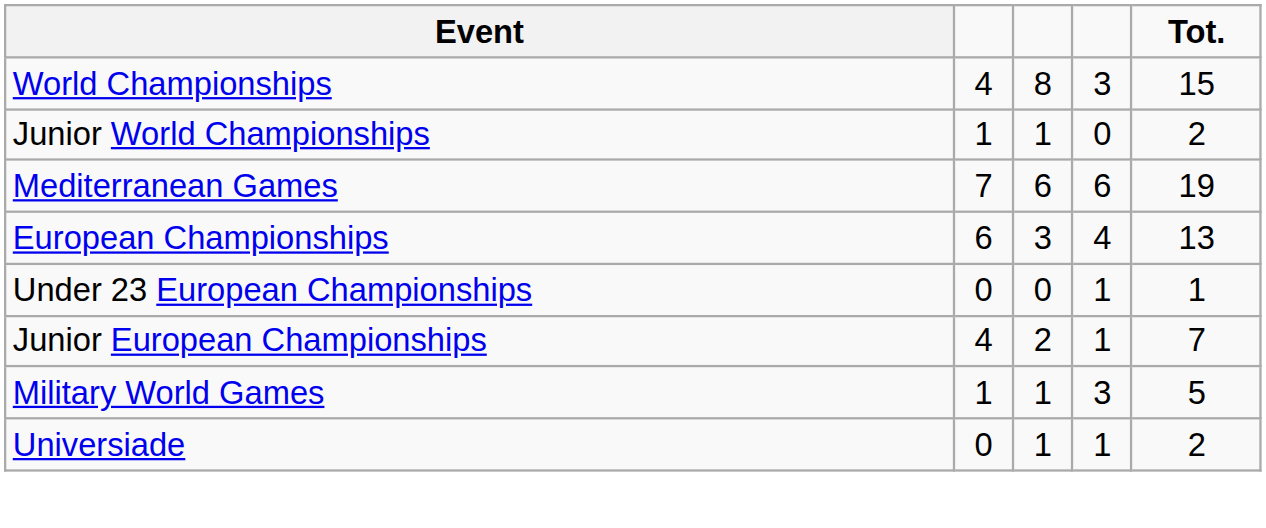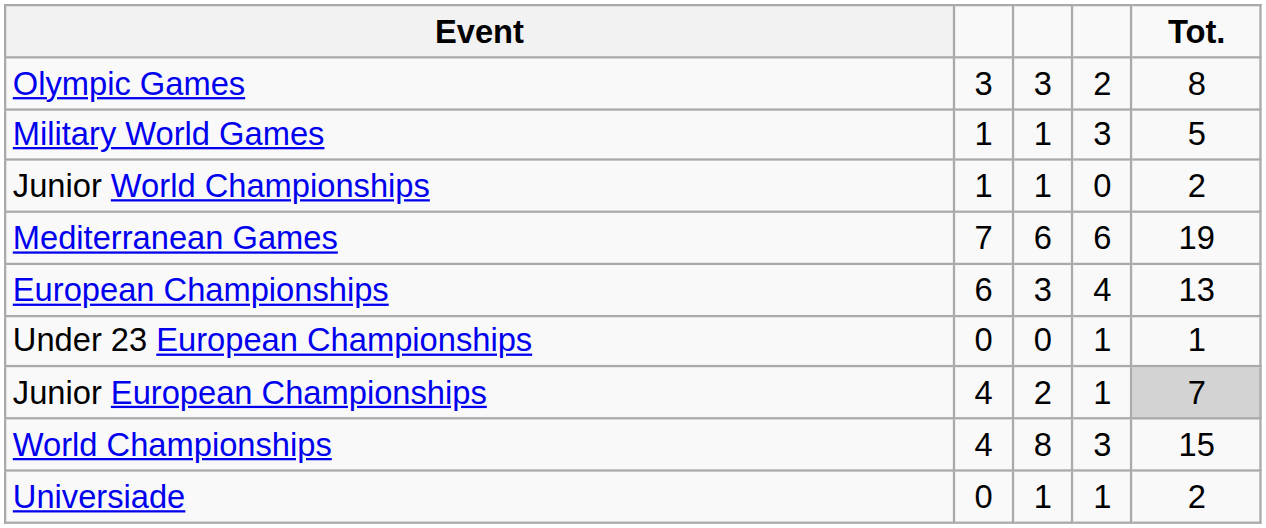+ row: (129, 83)
rows swapped: (172, 83) <-> (169, 393)
(1197, 341) no background -> (1197, 393) lightgrey background
